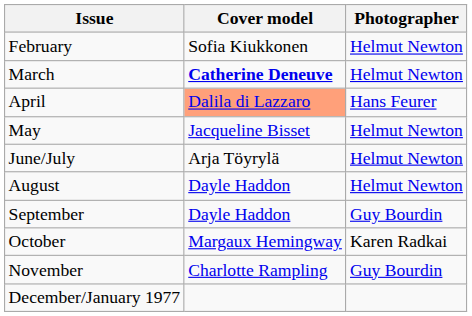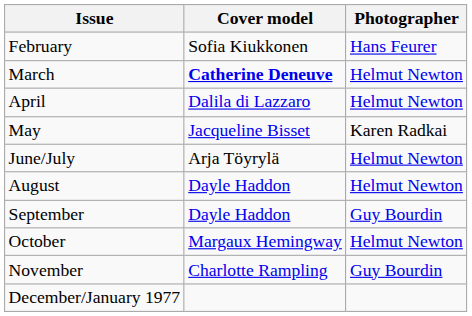(406, 46) Helmut Newton -> (393, 46) Hans Feurer
(249, 102) lightsalmon background -> (249, 102) no background
(393, 102) Hans Feurer -> (406, 102) Helmut Newton
(406, 130) Helmut Newton -> (399, 130) Karen Radkai
(399, 241) Karen Radkai -> (406, 241) Helmut Newton
